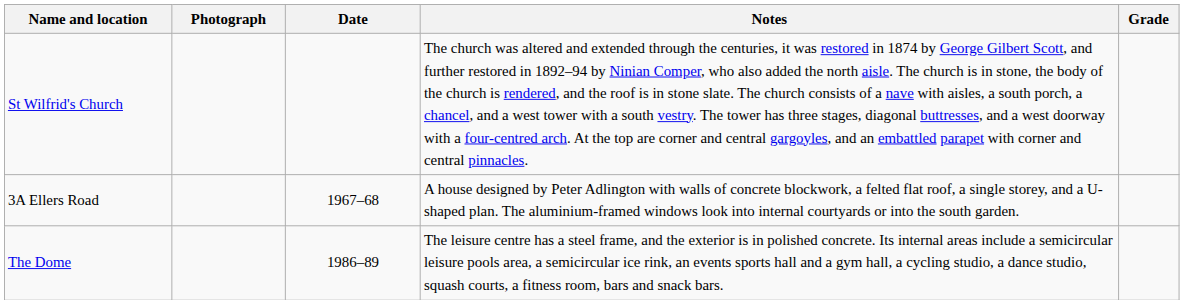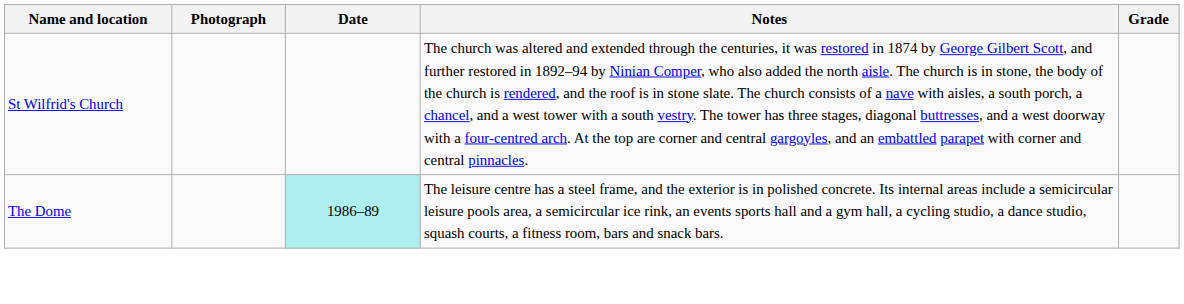- row: (53, 200)
(353, 262) no background -> (353, 211) paleturquoise background
